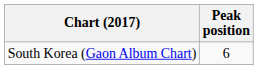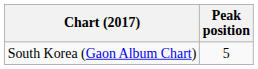(226, 53) 6 -> (226, 53) 5
